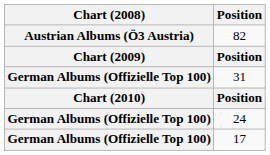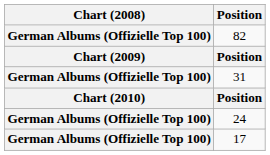(109, 35) Austrian Albums (Ö3 Austria) -> (109, 35) German Albums (Offizielle Top 100)
